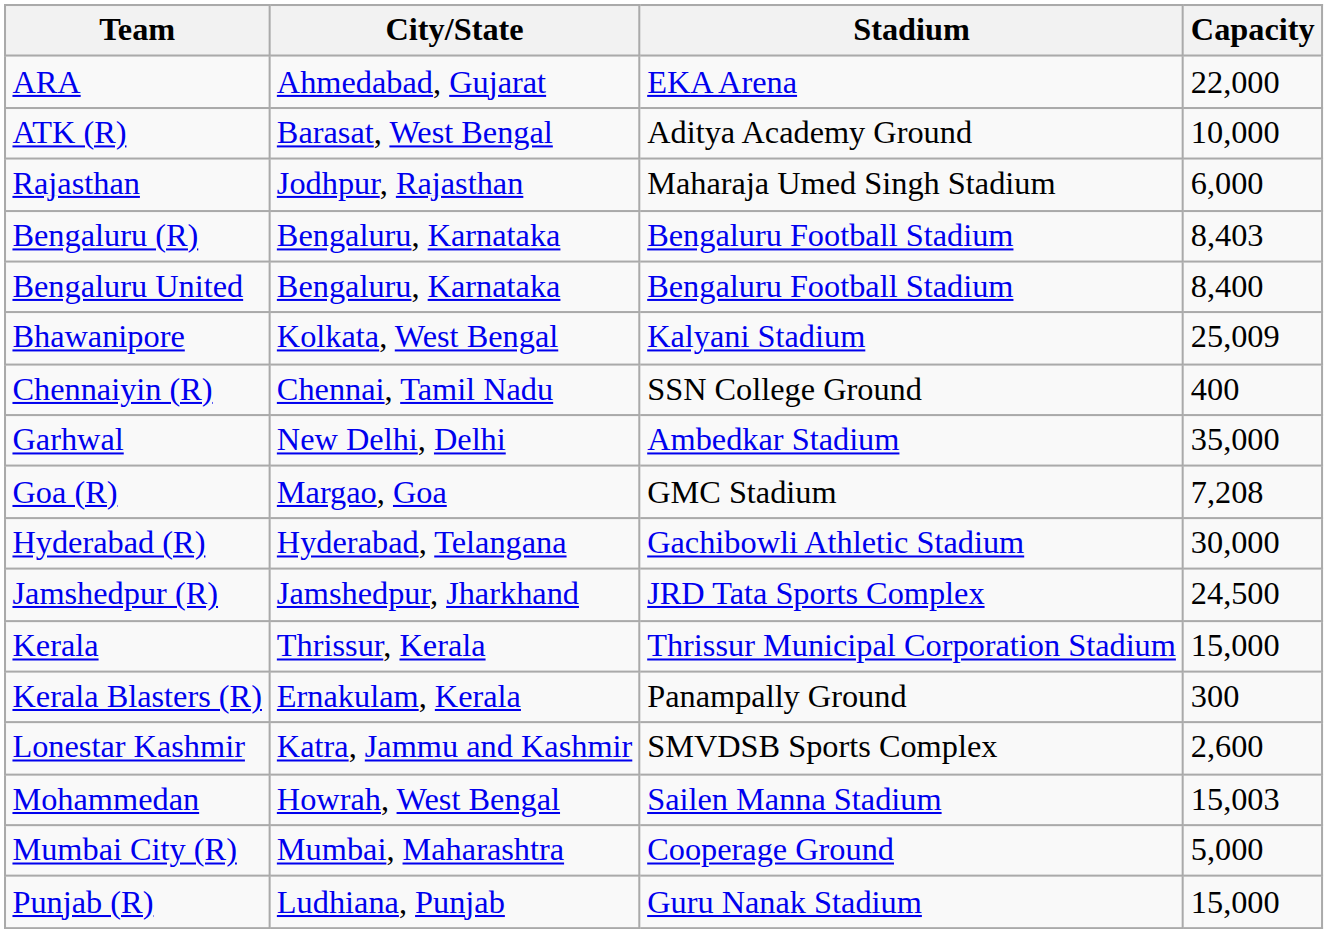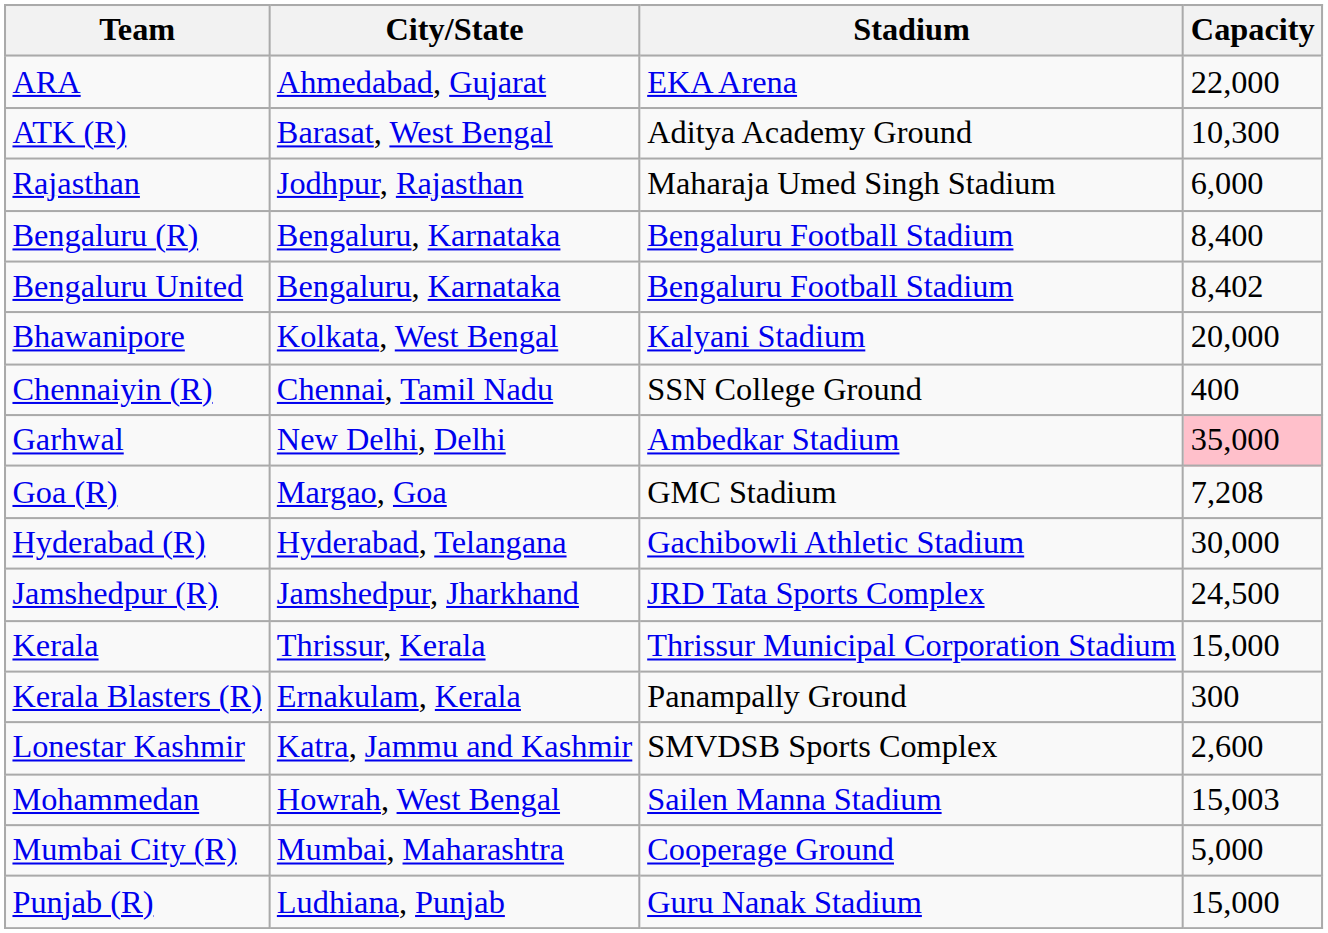(1235, 132) 10,000 -> (1235, 132) 10,300
(1227, 235) 8,403 -> (1227, 235) 8,400
(1227, 286) 8,400 -> (1227, 286) 8,402
(1235, 337) 25,009 -> (1235, 337) 20,000
(1235, 440) no background -> (1235, 440) pink background
